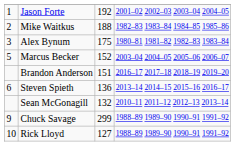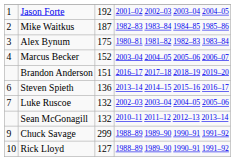(104, 27) 188 -> (104, 27) 187
(9, 57) 5 -> (9, 57) 4
+ row: (46, 103)
